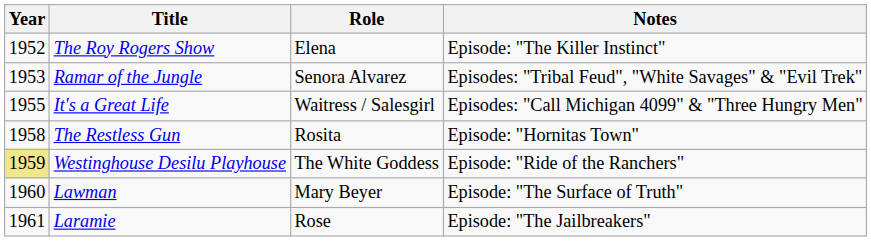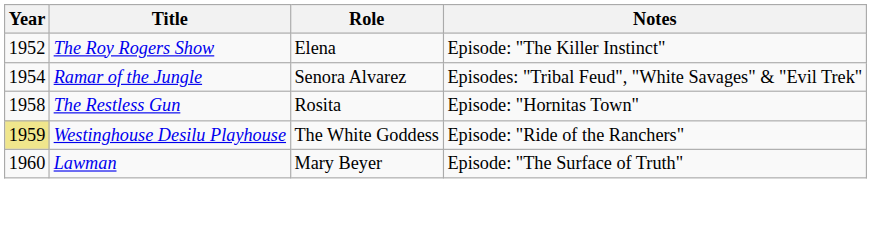(27, 76) 1953 -> (27, 76) 1954
- row: (111, 105)
- row: (85, 221)
